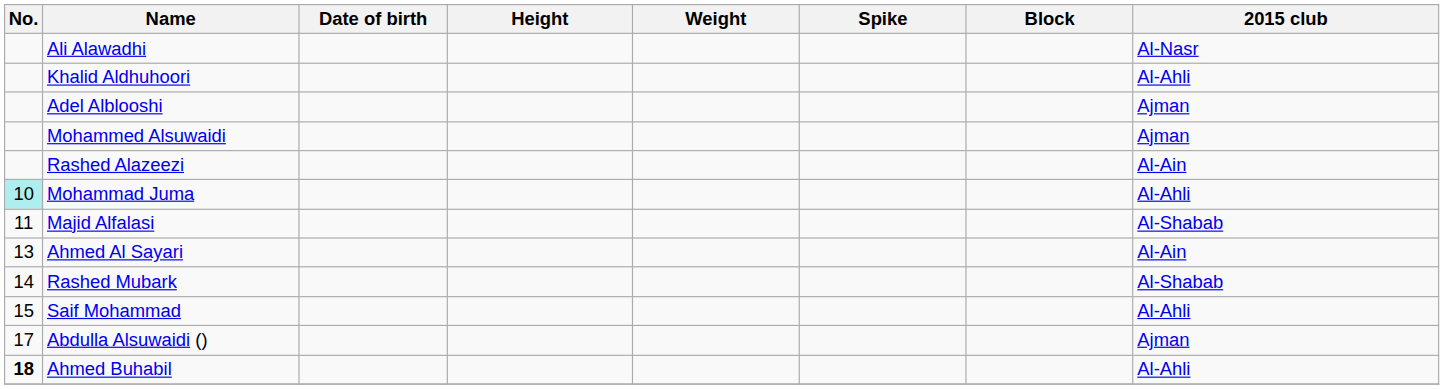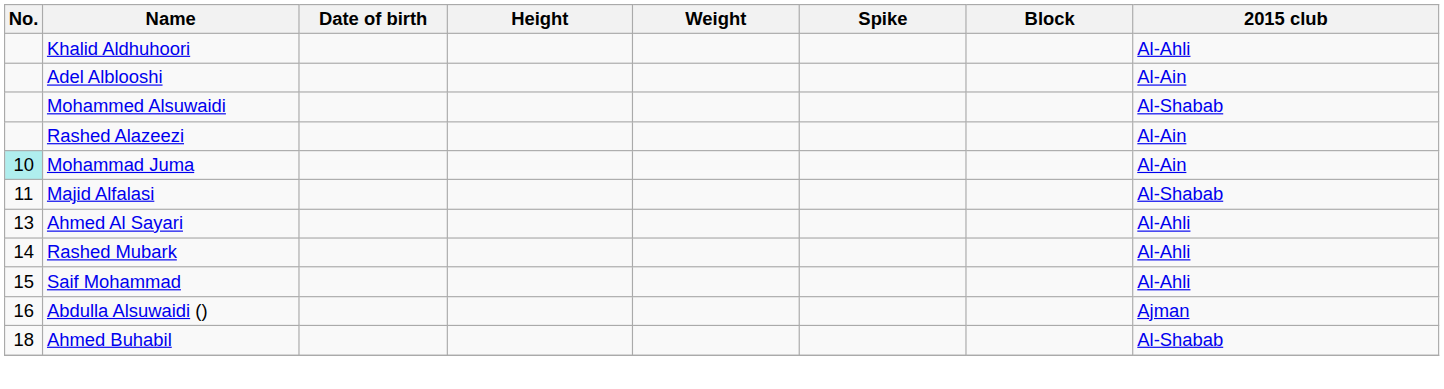- row: (97, 48)
(1163, 106) Ajman -> (1162, 77) Al-Ain
(1163, 135) Ajman -> (1180, 106) Al-Shabab
(1164, 194) Al-Ahli -> (1162, 164) Al-Ain
(1162, 252) Al-Ain -> (1164, 223) Al-Ahli
(1180, 281) Al-Shabab -> (1164, 252) Al-Ahli
(24, 340) 17 -> (24, 310) 16
(24, 369) bold -> (24, 340) normal
(1164, 369) Al-Ahli -> (1180, 340) Al-Shabab
